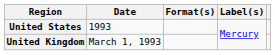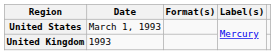(100, 27) 1993 -> (125, 27) March 1, 1993
(125, 42) March 1, 1993 -> (100, 42) 1993
